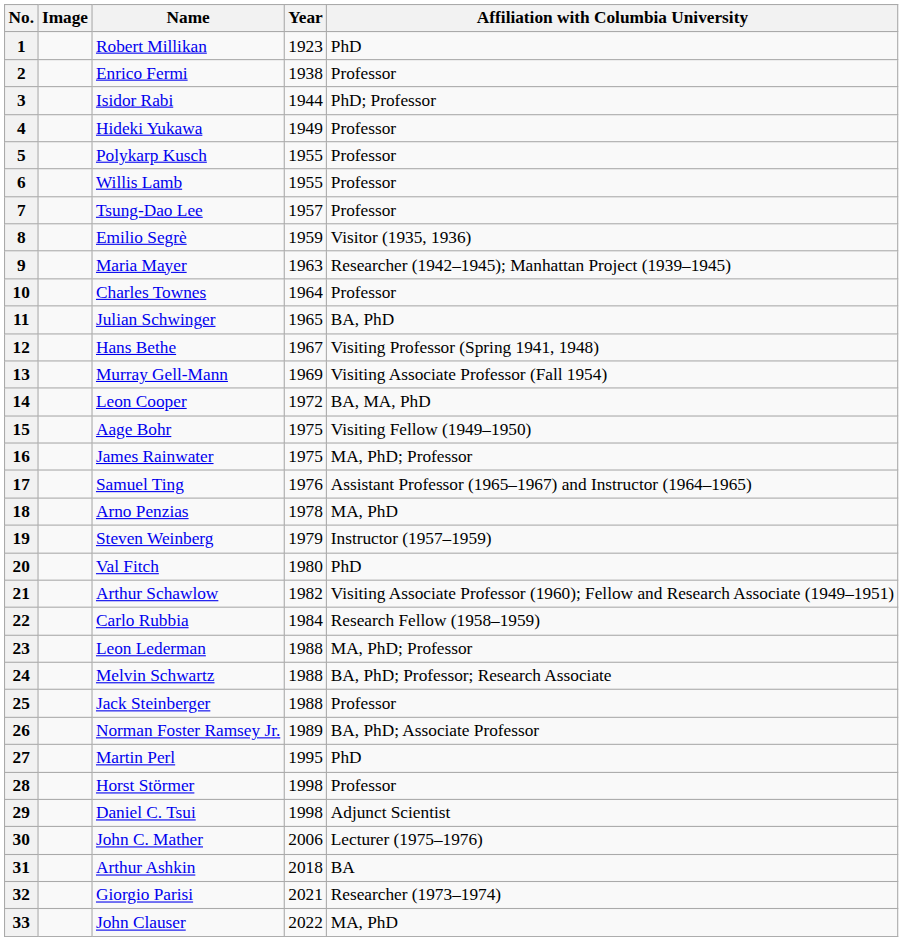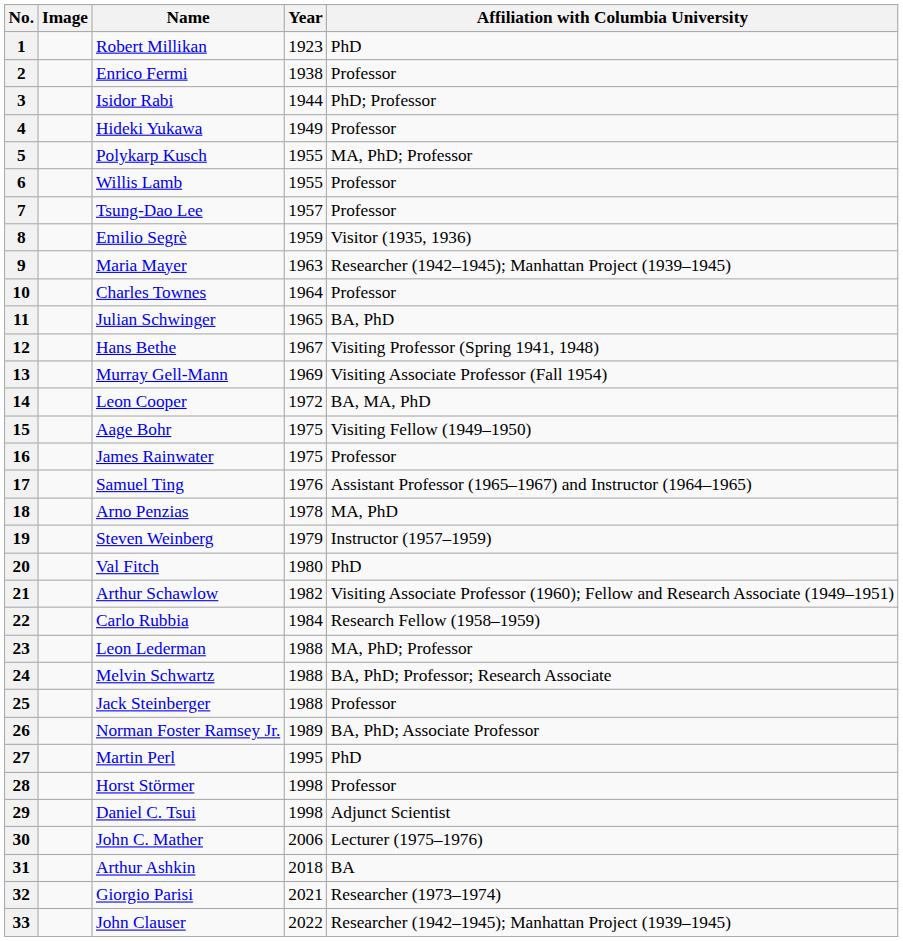(363, 155) Professor -> (402, 155) MA, PhD; Professor
(402, 456) MA, PhD; Professor -> (363, 456) Professor
(364, 922) MA, PhD -> (531, 922) Researcher (1942–1945); Manhattan Project (1939–1945)
